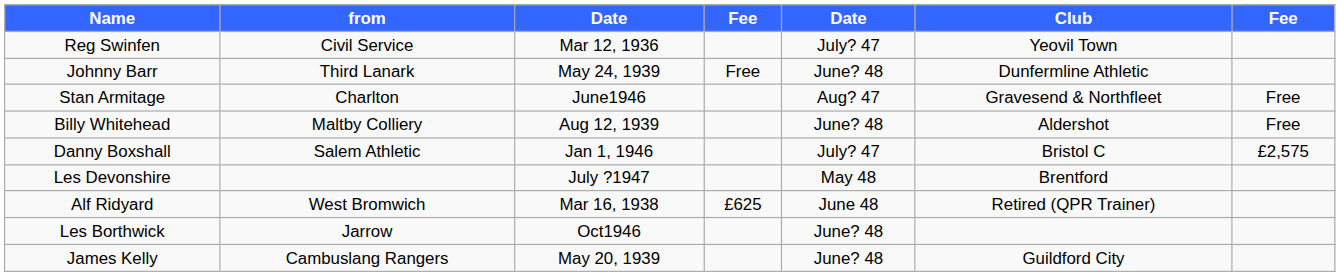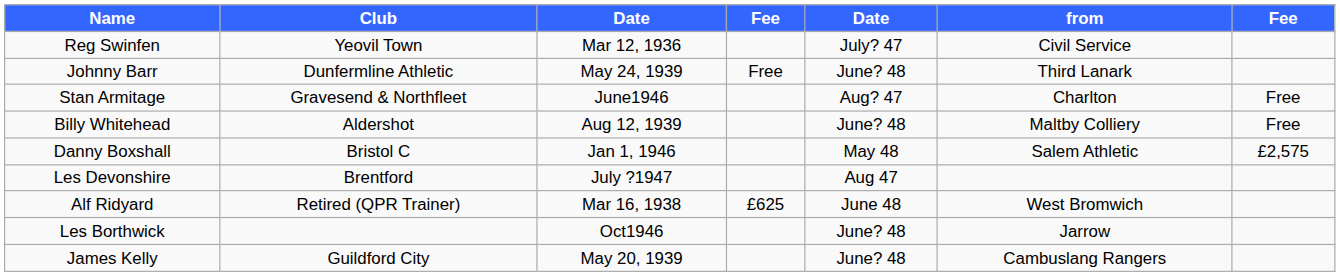columns swapped: (367, 18) <-> (1073, 18)
(848, 151) July? 47 -> (871, 151) May 48
(848, 178) May 48 -> (871, 178) Aug 47
